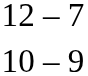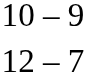rows swapped: (43, 15) <-> (43, 61)
